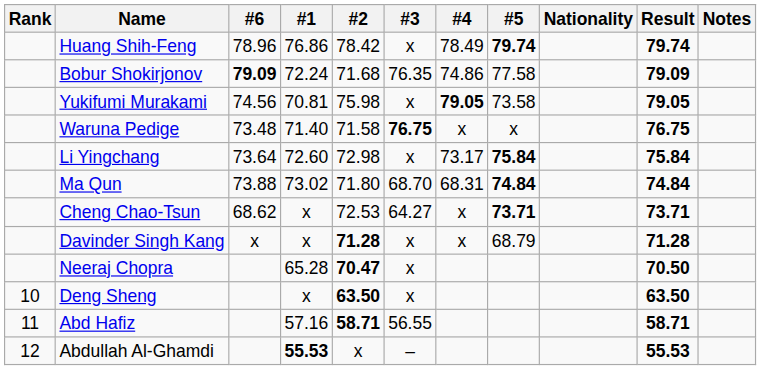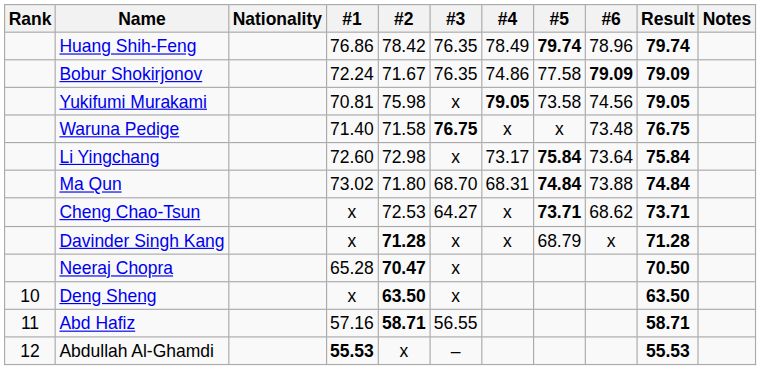columns swapped: (588, 19) <-> (255, 19)
(410, 46) x -> (456, 46) 76.35
(358, 74) 71.68 -> (404, 74) 71.67
